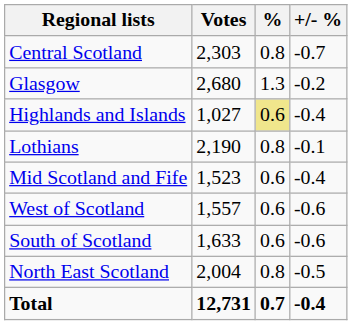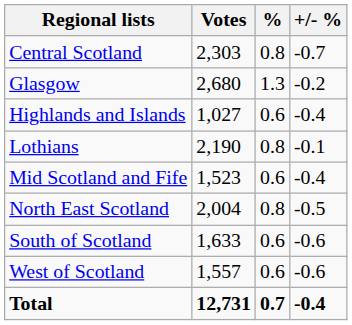(272, 114) khaki background -> (272, 114) no background
rows swapped: (89, 271) <-> (77, 209)
